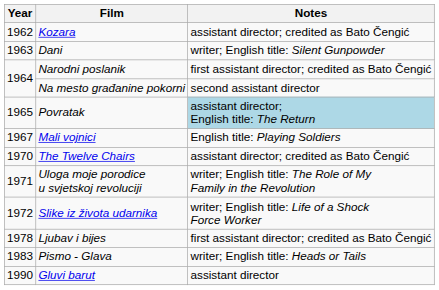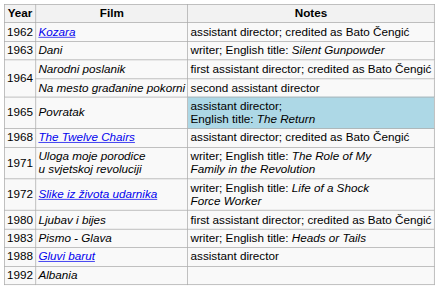- row: (67, 138)
(20, 156) 1970 -> (20, 138) 1968
(20, 238) 1978 -> (20, 219) 1980
(20, 275) 1990 -> (20, 256) 1988
+ row: (58, 275)
